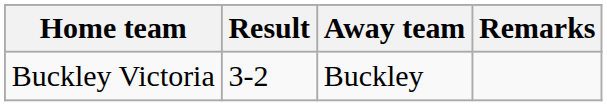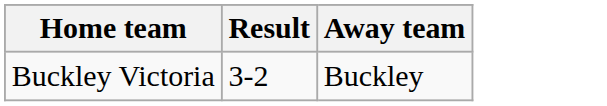- column: (537, 28)
